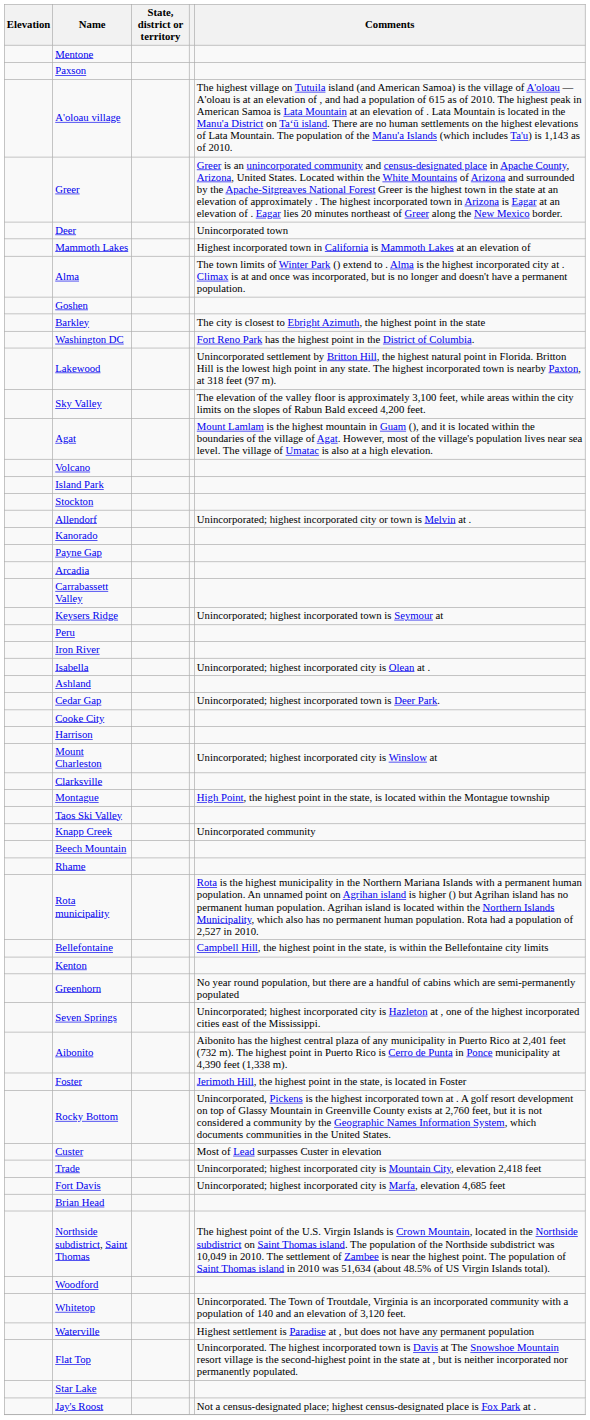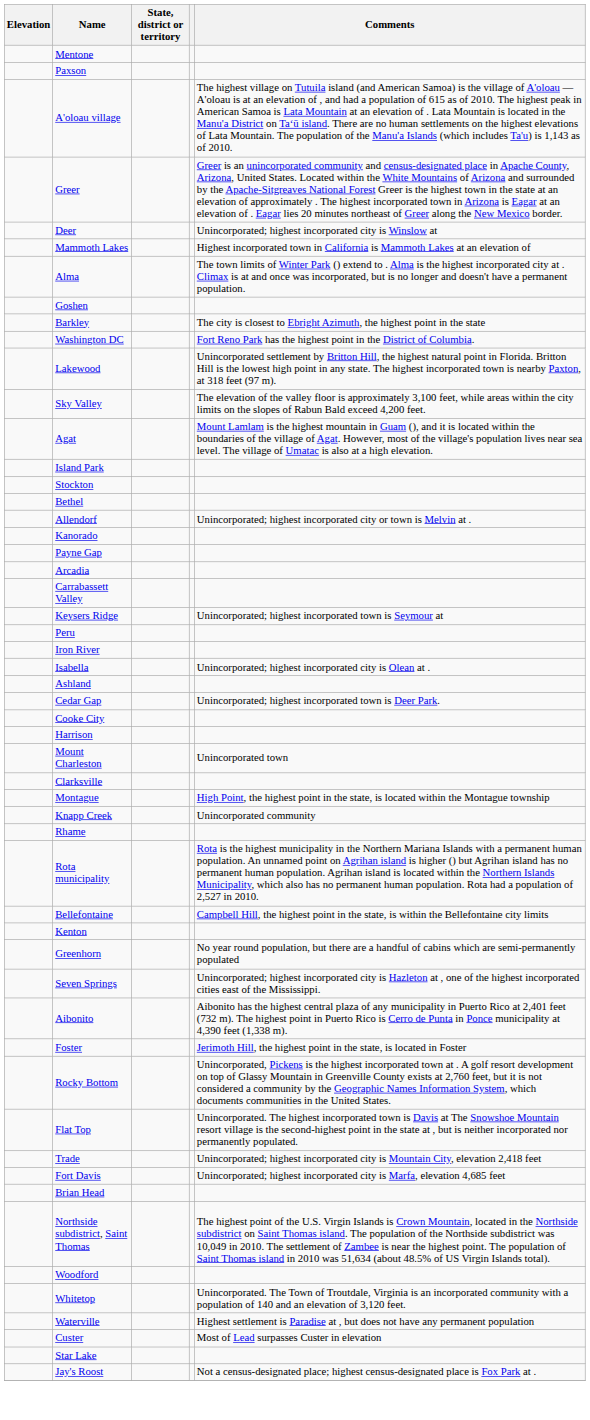(243, 230) Unincorporated town -> (317, 230) Unincorporated; highest incorporated city is Winslow at
- row: (73, 468)
+ row: (69, 502)
(317, 758) Unincorporated; highest incorporated city is Winslow at -> (243, 758) Unincorporated town
- row: (89, 815)
- row: (91, 849)
rows swapped: (69, 1151) <-> (73, 1360)
